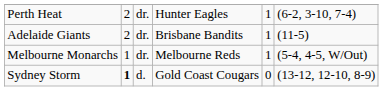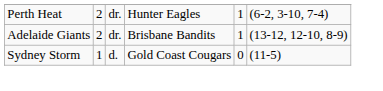(293, 34) (11-5) -> (299, 34) (13-12, 12-10, 8-9)
- row: (63, 55)
(127, 75) bold -> (99, 55) normal
(326, 75) (13-12, 12-10, 8-9) -> (265, 55) (11-5)
